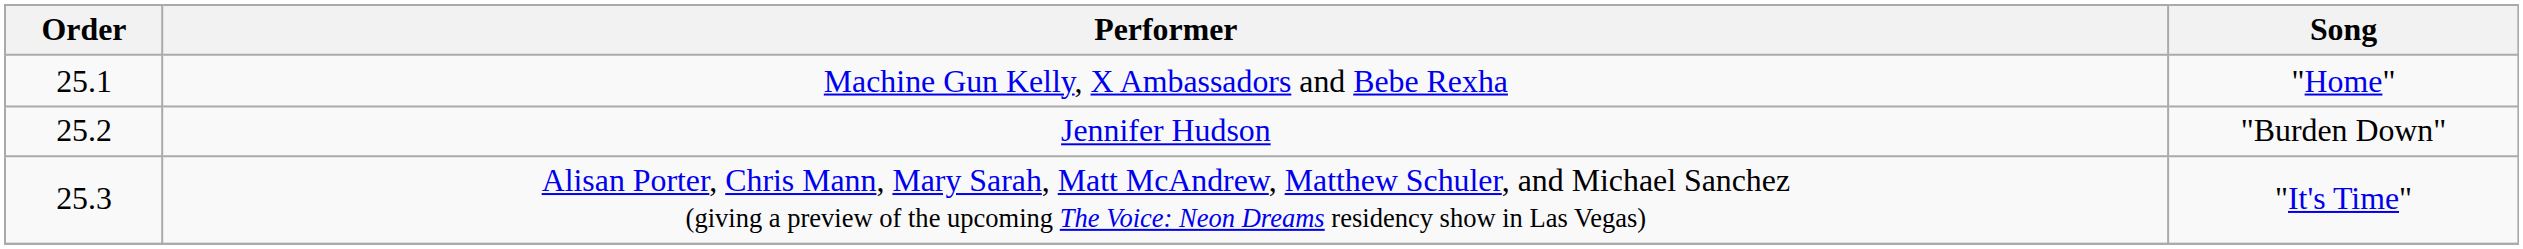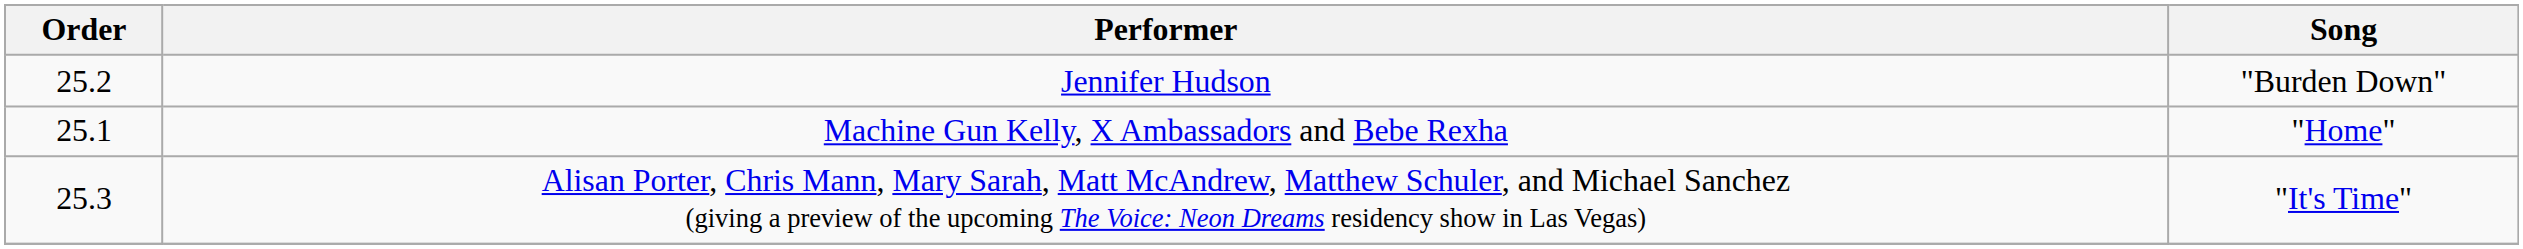rows swapped: (1166, 80) <-> (1166, 130)
